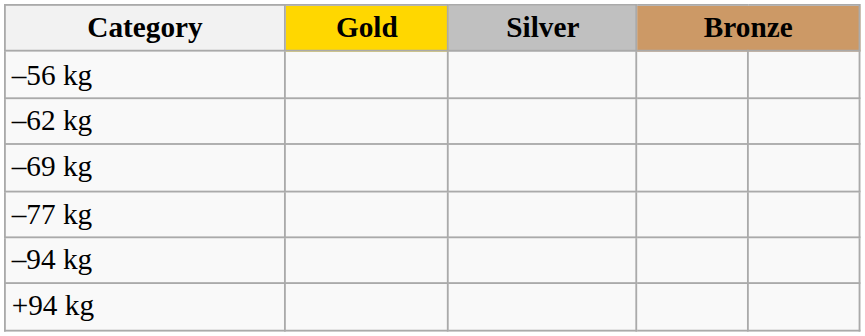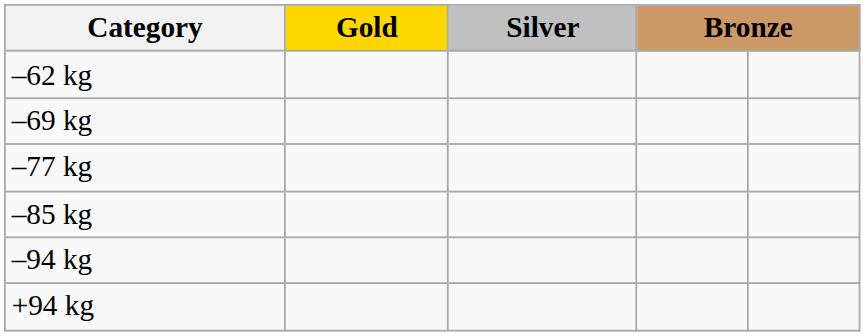- row: (52, 74)
+ row: (52, 213)
